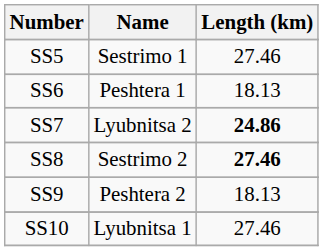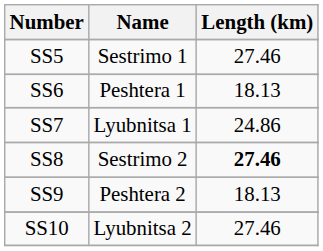(143, 125) Lyubnitsa 2 -> (143, 125) Lyubnitsa 1
(257, 125) bold -> (257, 125) normal
(143, 228) Lyubnitsa 1 -> (143, 228) Lyubnitsa 2
